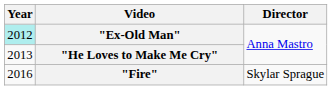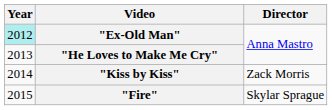+ row: (140, 74)
(20, 74) 2016 -> (20, 94) 2015
